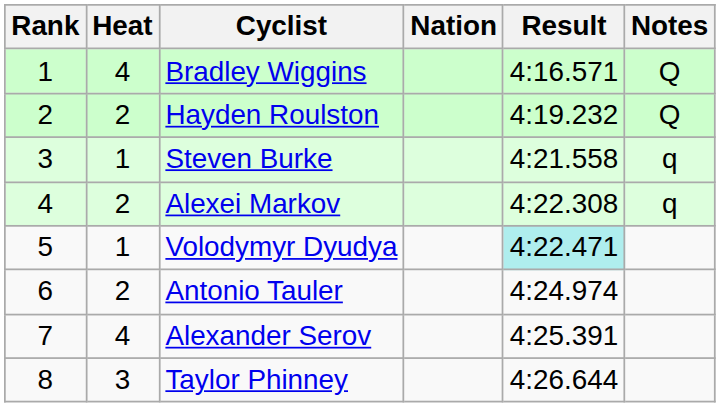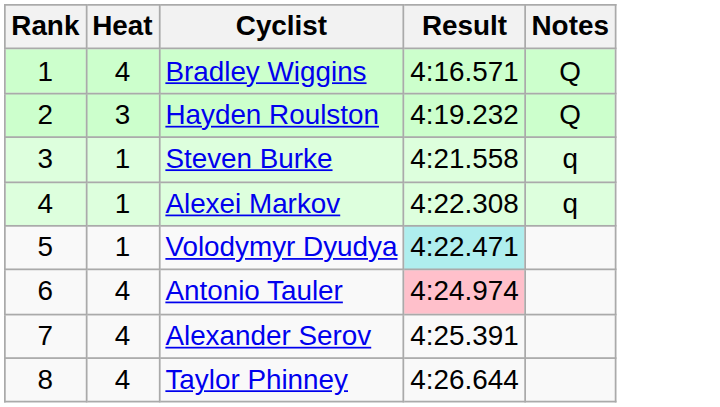- column: (454, 26)
(122, 114) 2 -> (122, 114) 3
(122, 203) 2 -> (122, 203) 1
(122, 291) 2 -> (122, 291) 4
(564, 291) no background -> (465, 291) pink background
(122, 379) 3 -> (122, 379) 4
